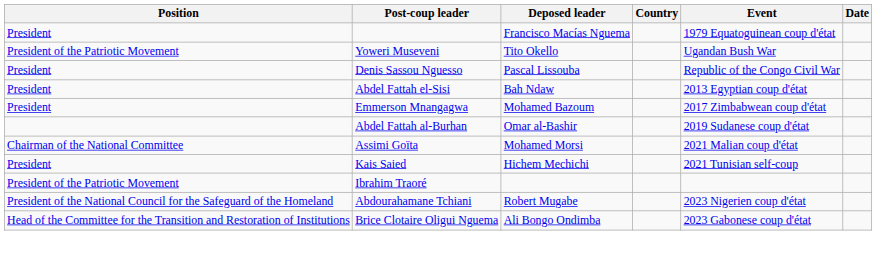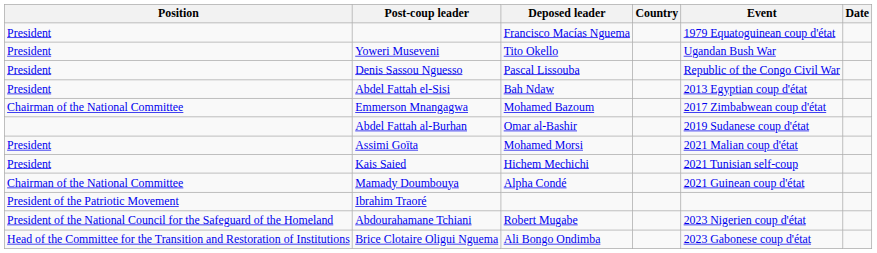(93, 51) President of the Patriotic Movement -> (29, 51) President
(29, 107) President -> (95, 107) Chairman of the National Committee
(95, 145) Chairman of the National Committee -> (29, 145) President
+ row: (407, 182)
